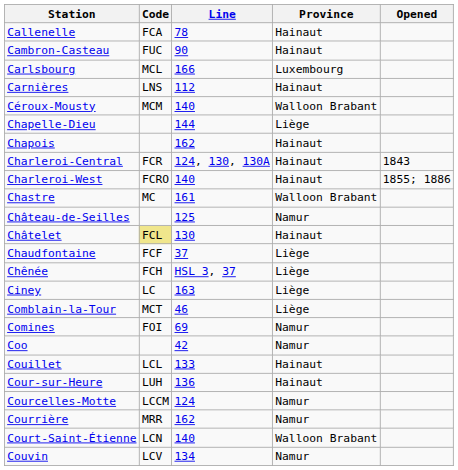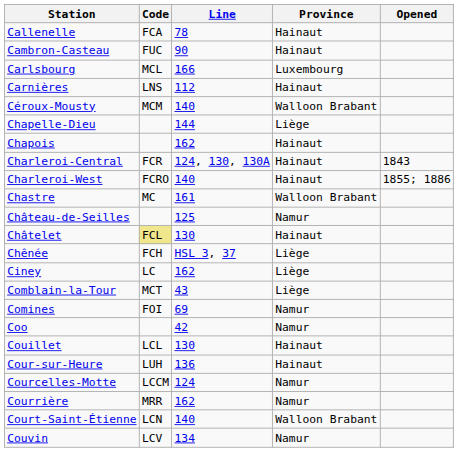- row: (51, 253)
(185, 290) 163 -> (185, 272) 162
(181, 309) 46 -> (181, 290) 43
(185, 364) 133 -> (185, 345) 130
